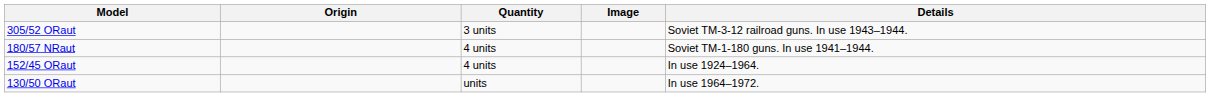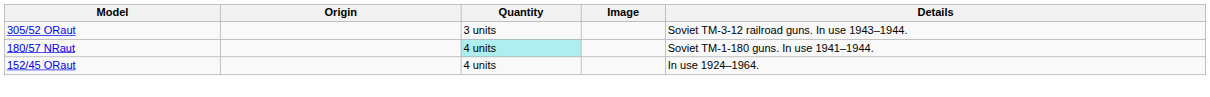(480, 48) no background -> (480, 48) paleturquoise background
- row: (41, 83)
